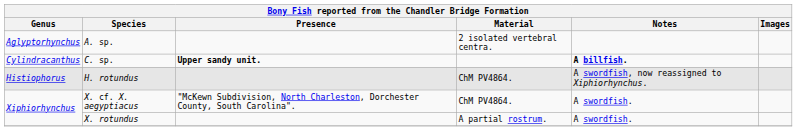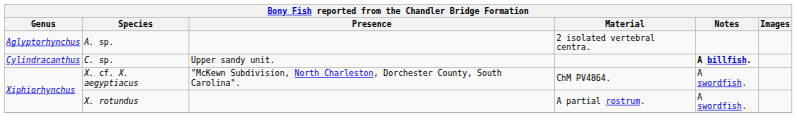(219, 60) bold -> (233, 60) normal
- row: (111, 79)
